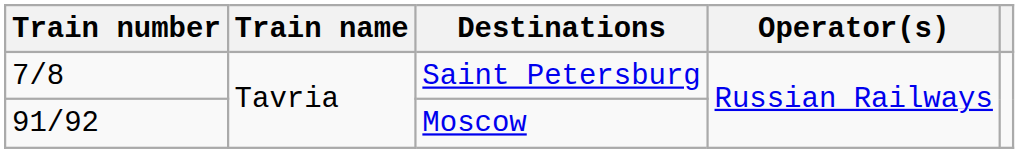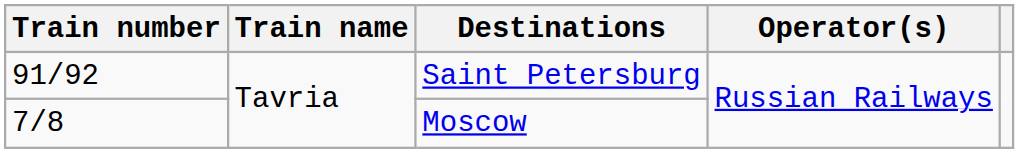(38, 76) 7/8 -> (56, 76) 91/92
(56, 123) 91/92 -> (38, 123) 7/8
